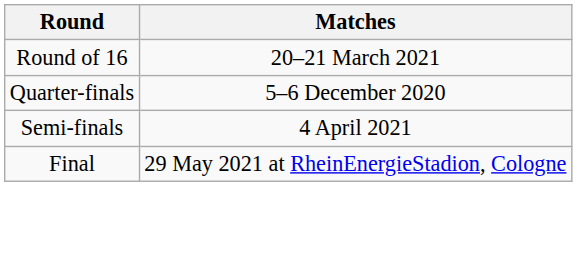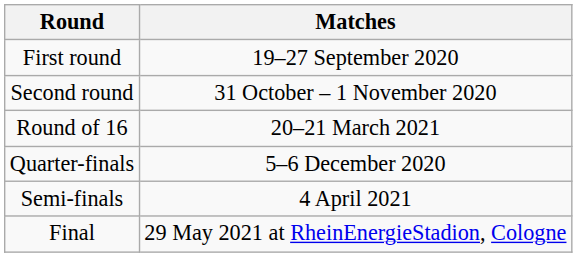+ row: (72, 57)
+ row: (72, 92)
